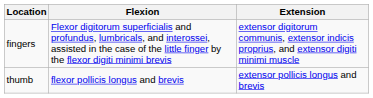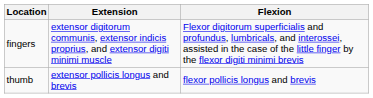columns swapped: (143, 12) <-> (302, 12)
